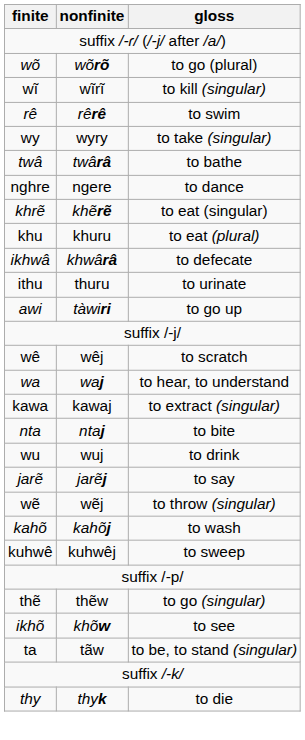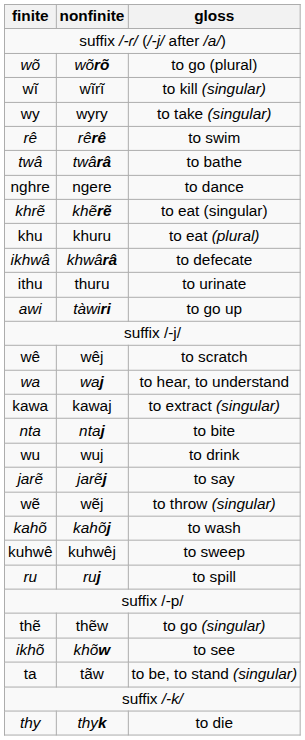rows swapped: (30, 114) <-> (30, 138)
+ row: (30, 576)
